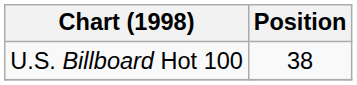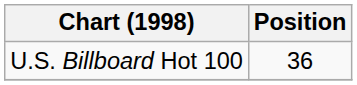(300, 60) 38 -> (300, 60) 36
